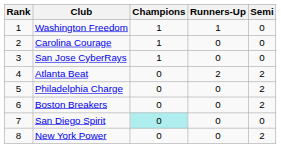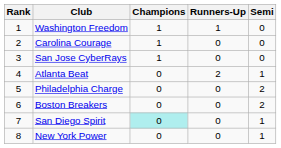(262, 74) 2 -> (262, 74) 1
(262, 120) 0 -> (262, 120) 1
(262, 136) 2 -> (262, 136) 1
